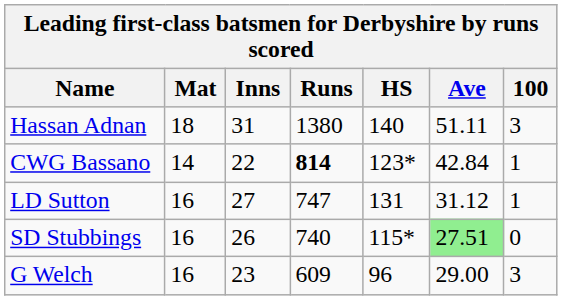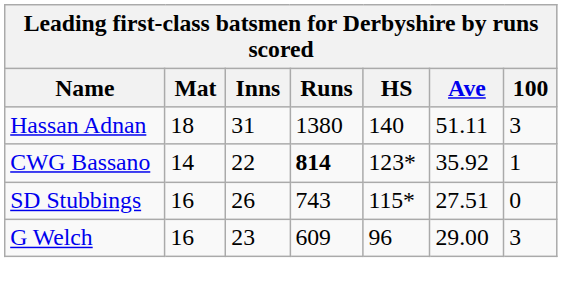(462, 162) 42.84 -> (462, 162) 35.92
- row: (60, 200)
(313, 237) 740 -> (313, 200) 743
(462, 237) lightgreen background -> (462, 200) no background
